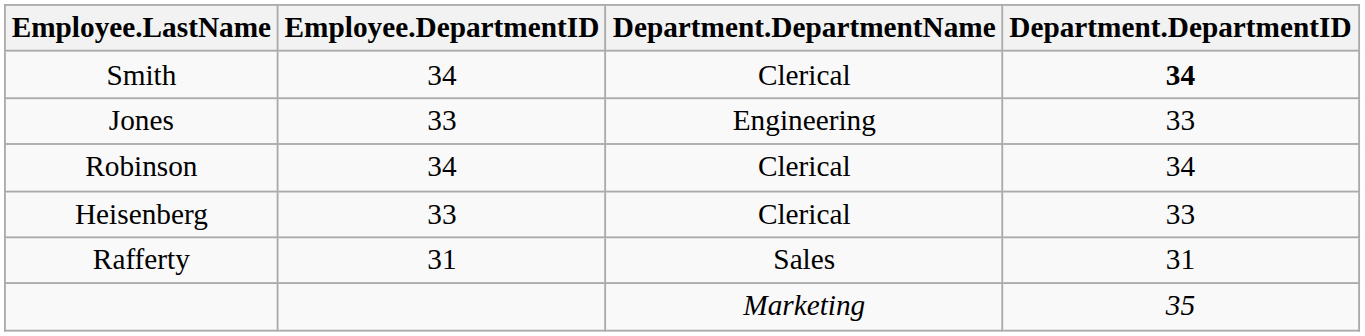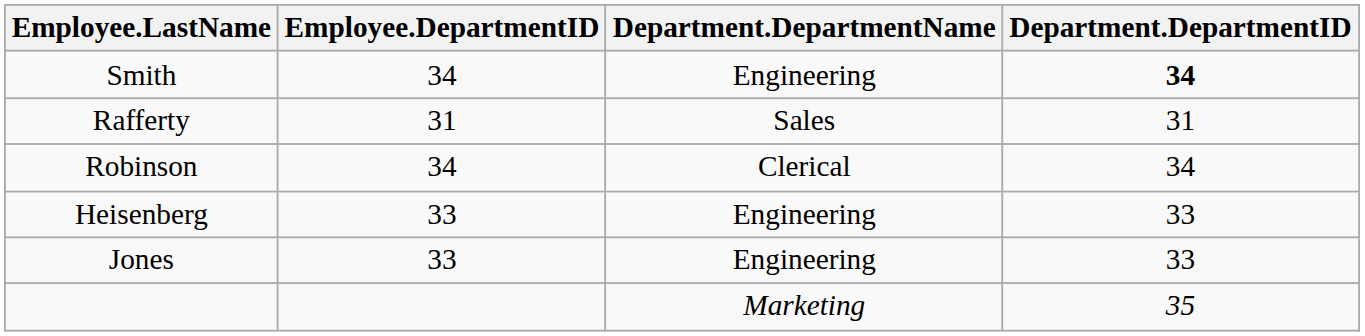(804, 74) Clerical -> (804, 74) Engineering
rows swapped: (141, 120) <-> (141, 259)
(804, 213) Clerical -> (804, 213) Engineering
